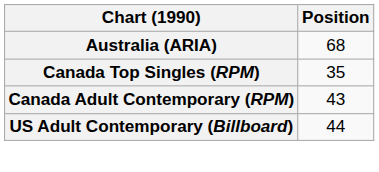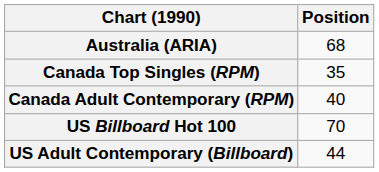(336, 99) 43 -> (336, 99) 40
+ row: (151, 126)
